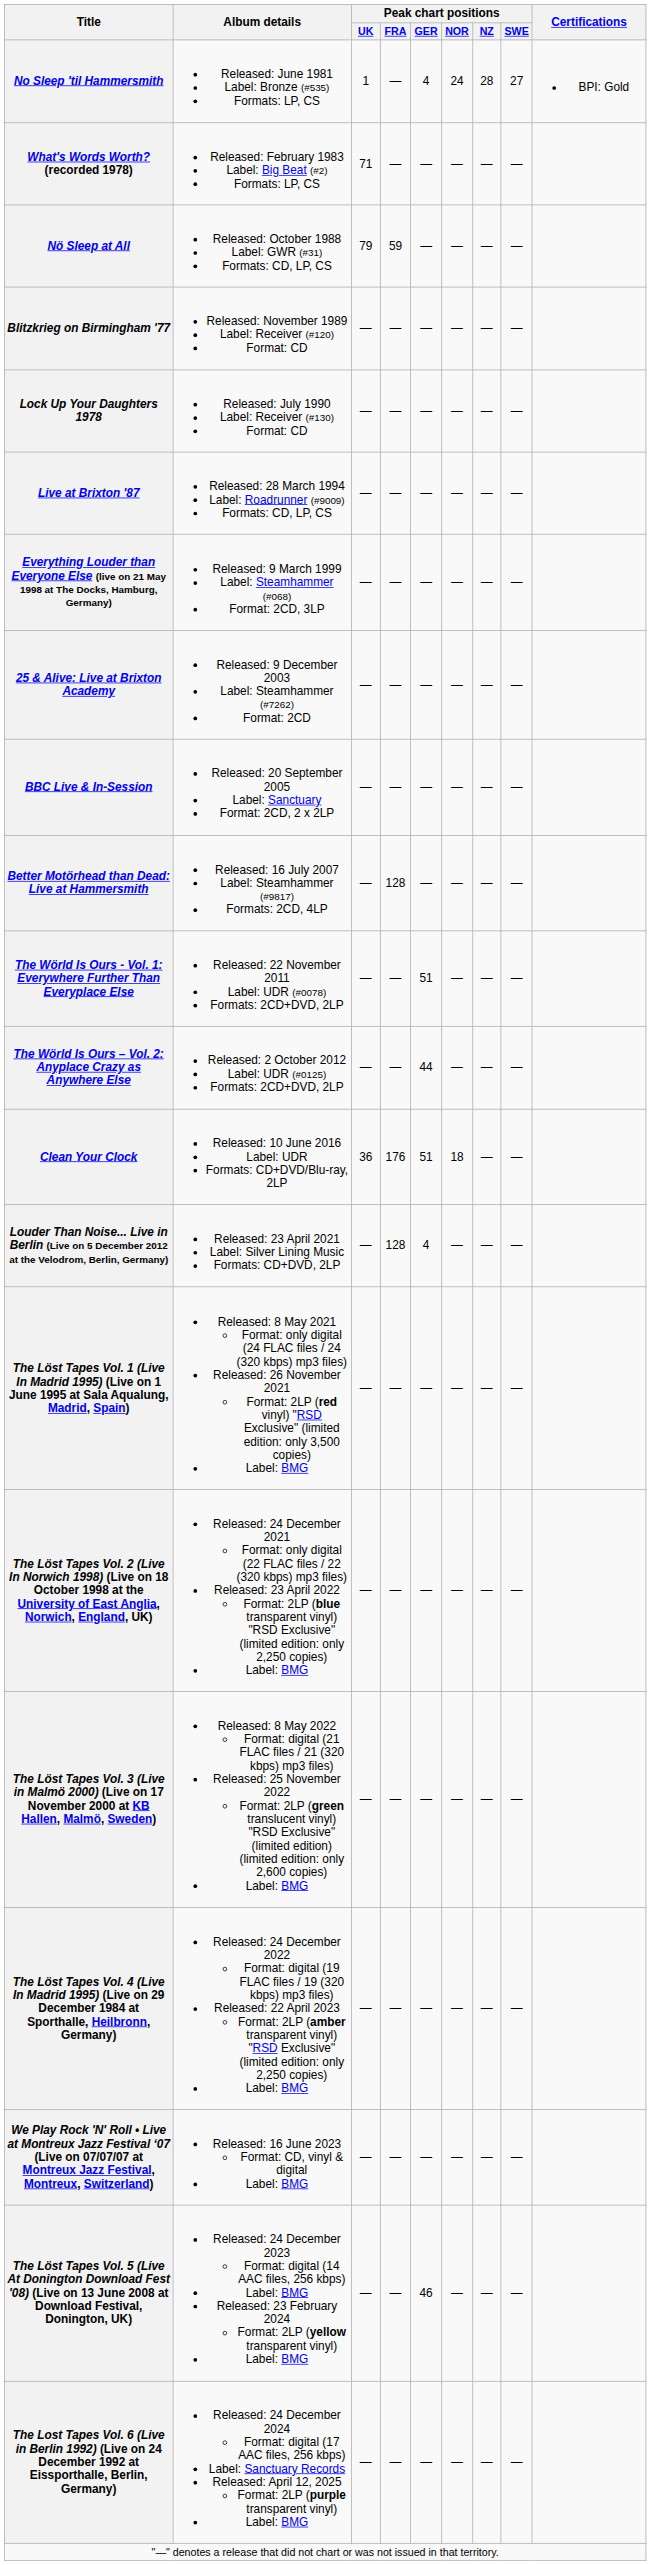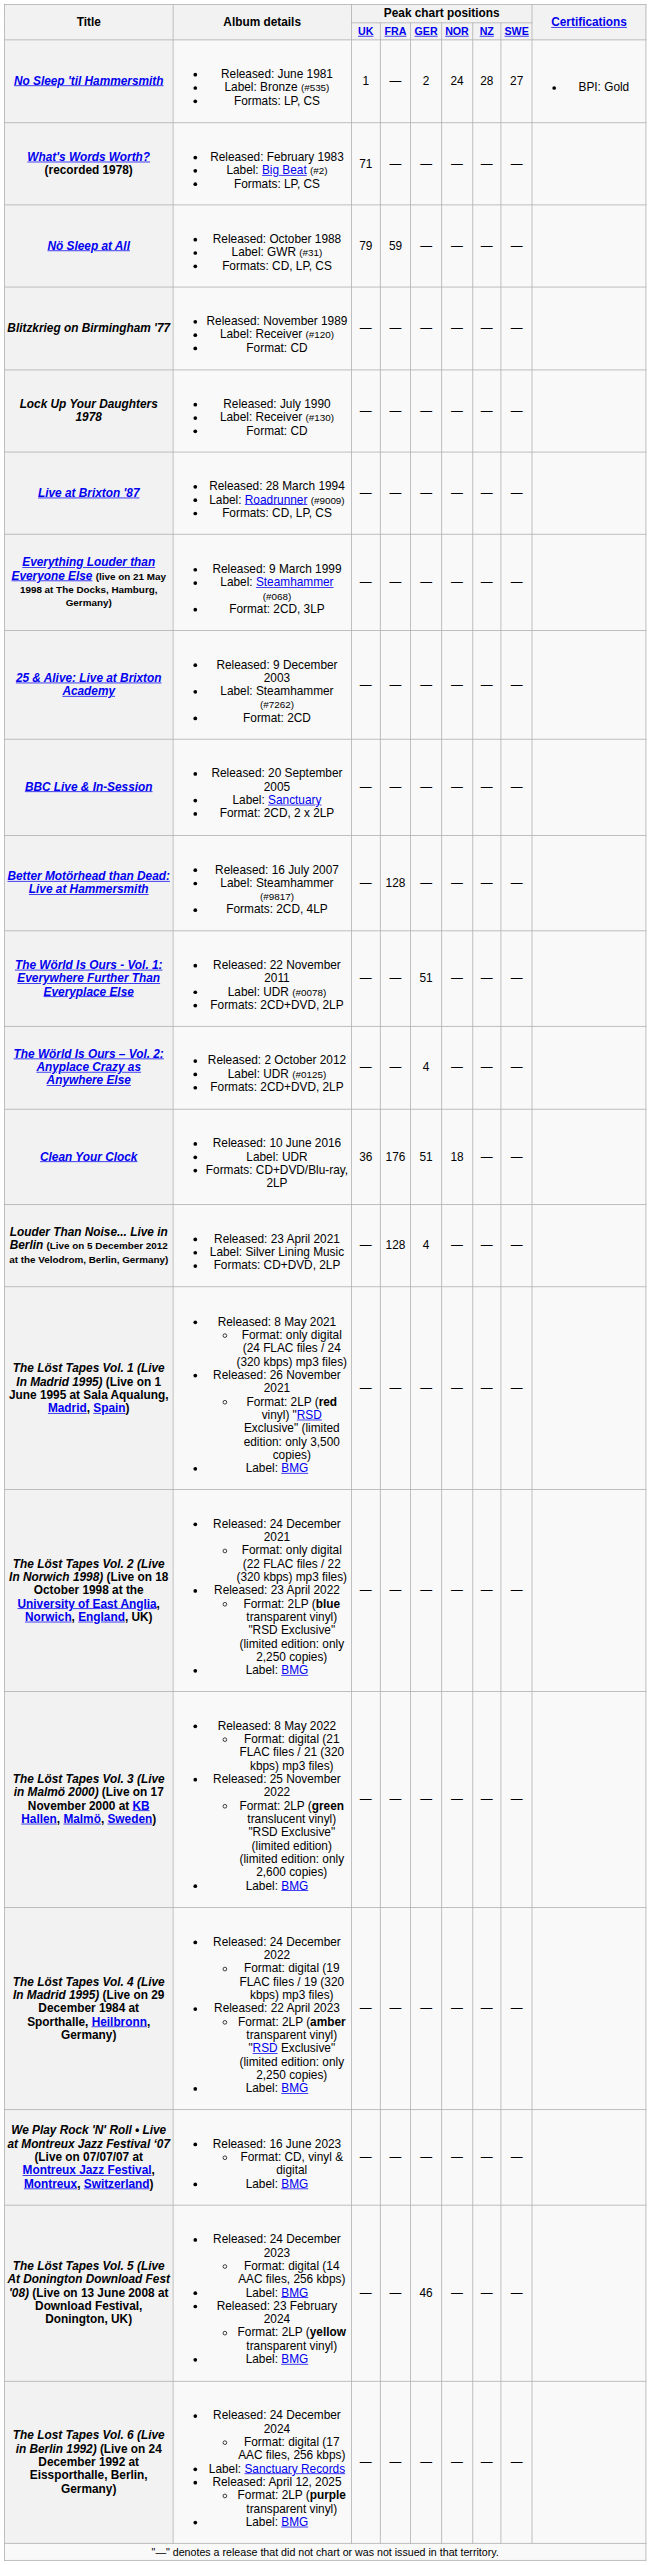(426, 81) 4 -> (426, 81) 2
(426, 1067) 44 -> (426, 1067) 4
